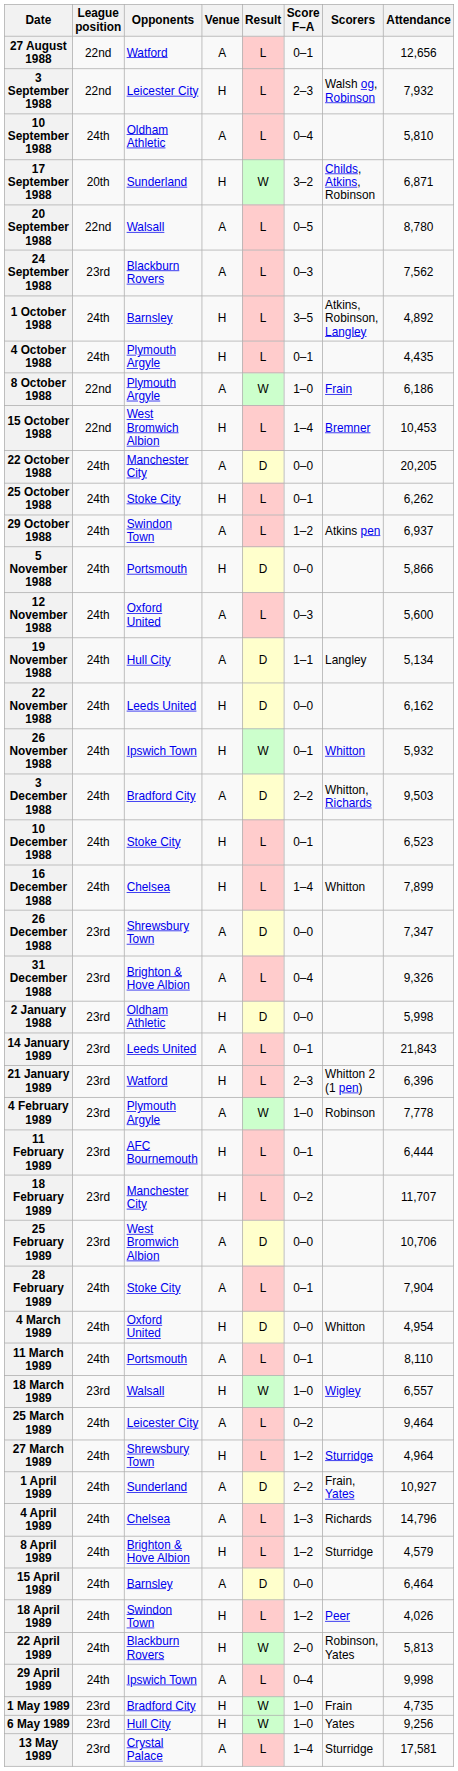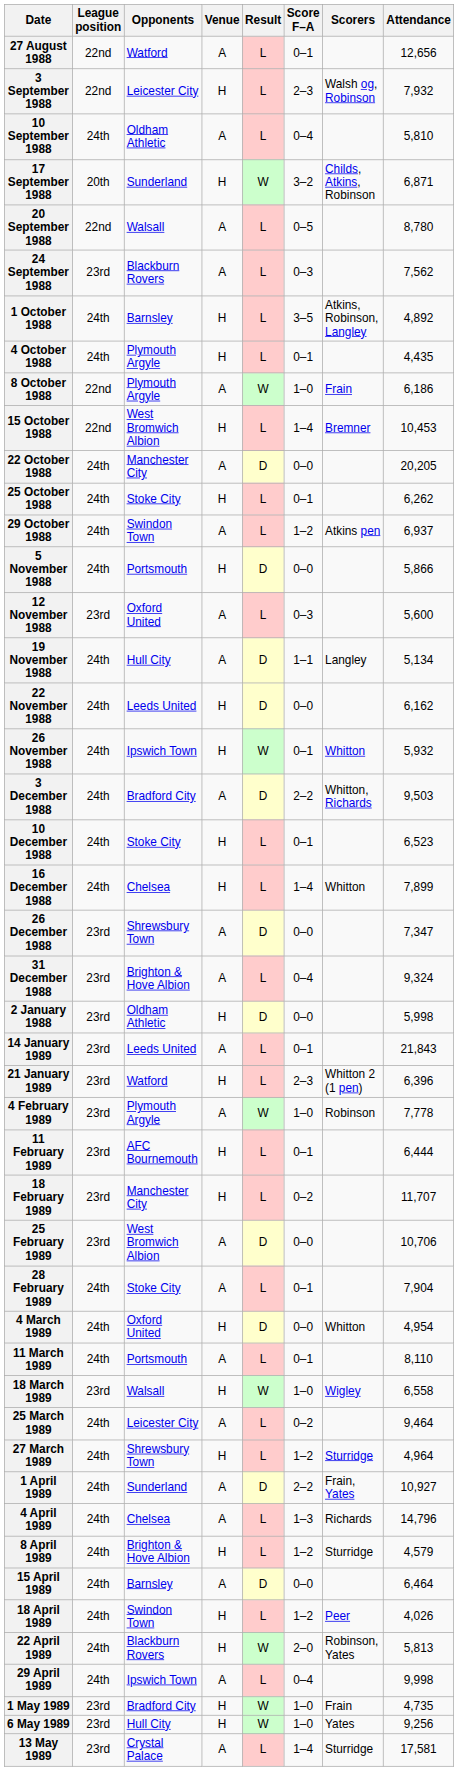(98, 615) 24th -> (98, 615) 23rd
(419, 978) 9,326 -> (419, 978) 9,324
(419, 1391) 6,557 -> (419, 1391) 6,558
